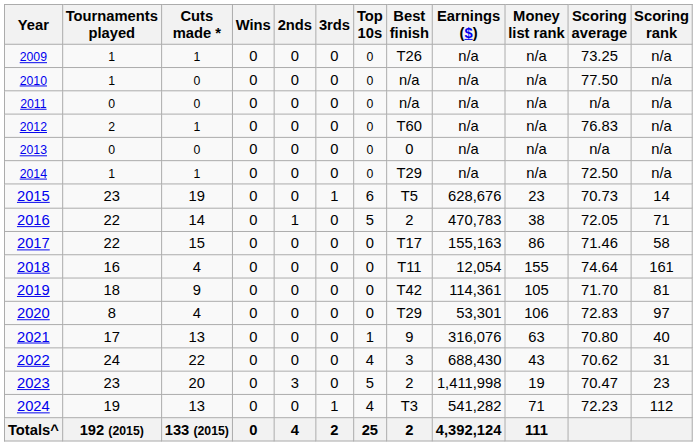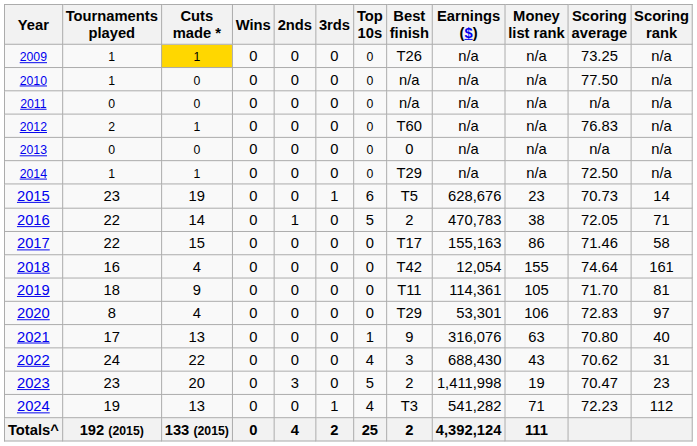(197, 58) no background -> (197, 58) gold background
(409, 266) T11 -> (409, 266) T42
(409, 290) T42 -> (409, 290) T11
